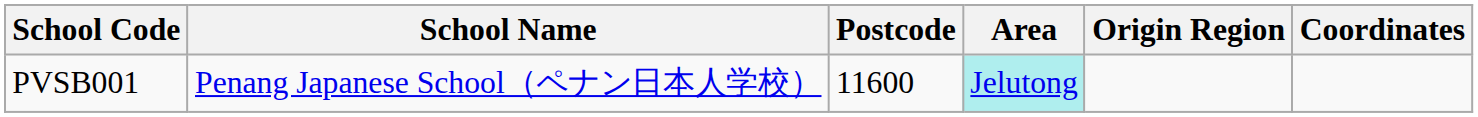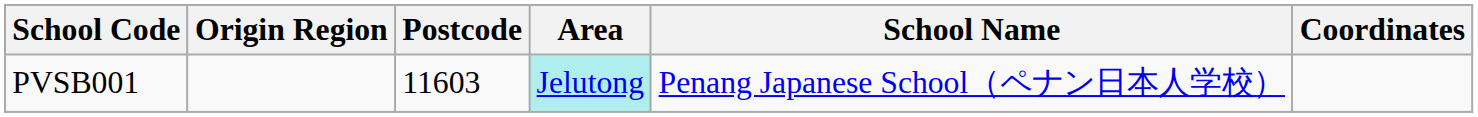columns swapped: (508, 29) <-> (1189, 29)
(875, 82) 11600 -> (441, 82) 11603
